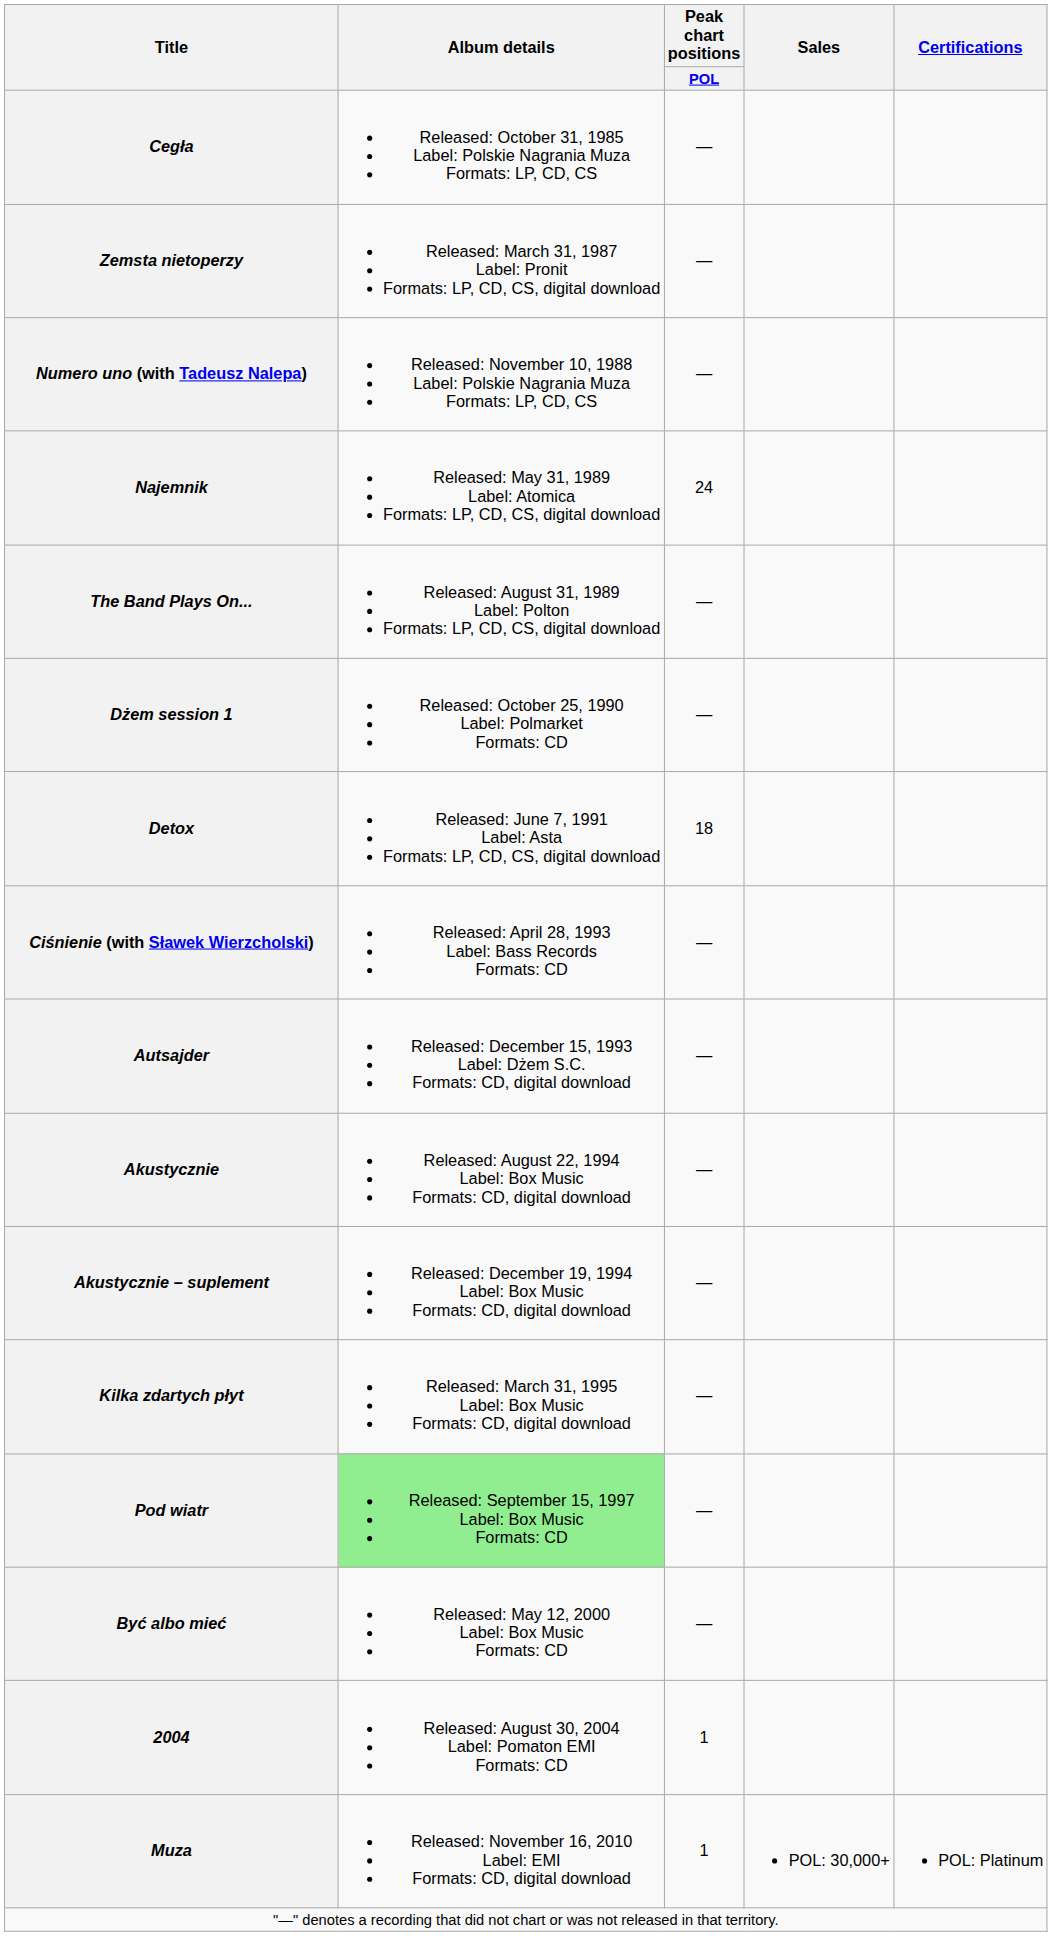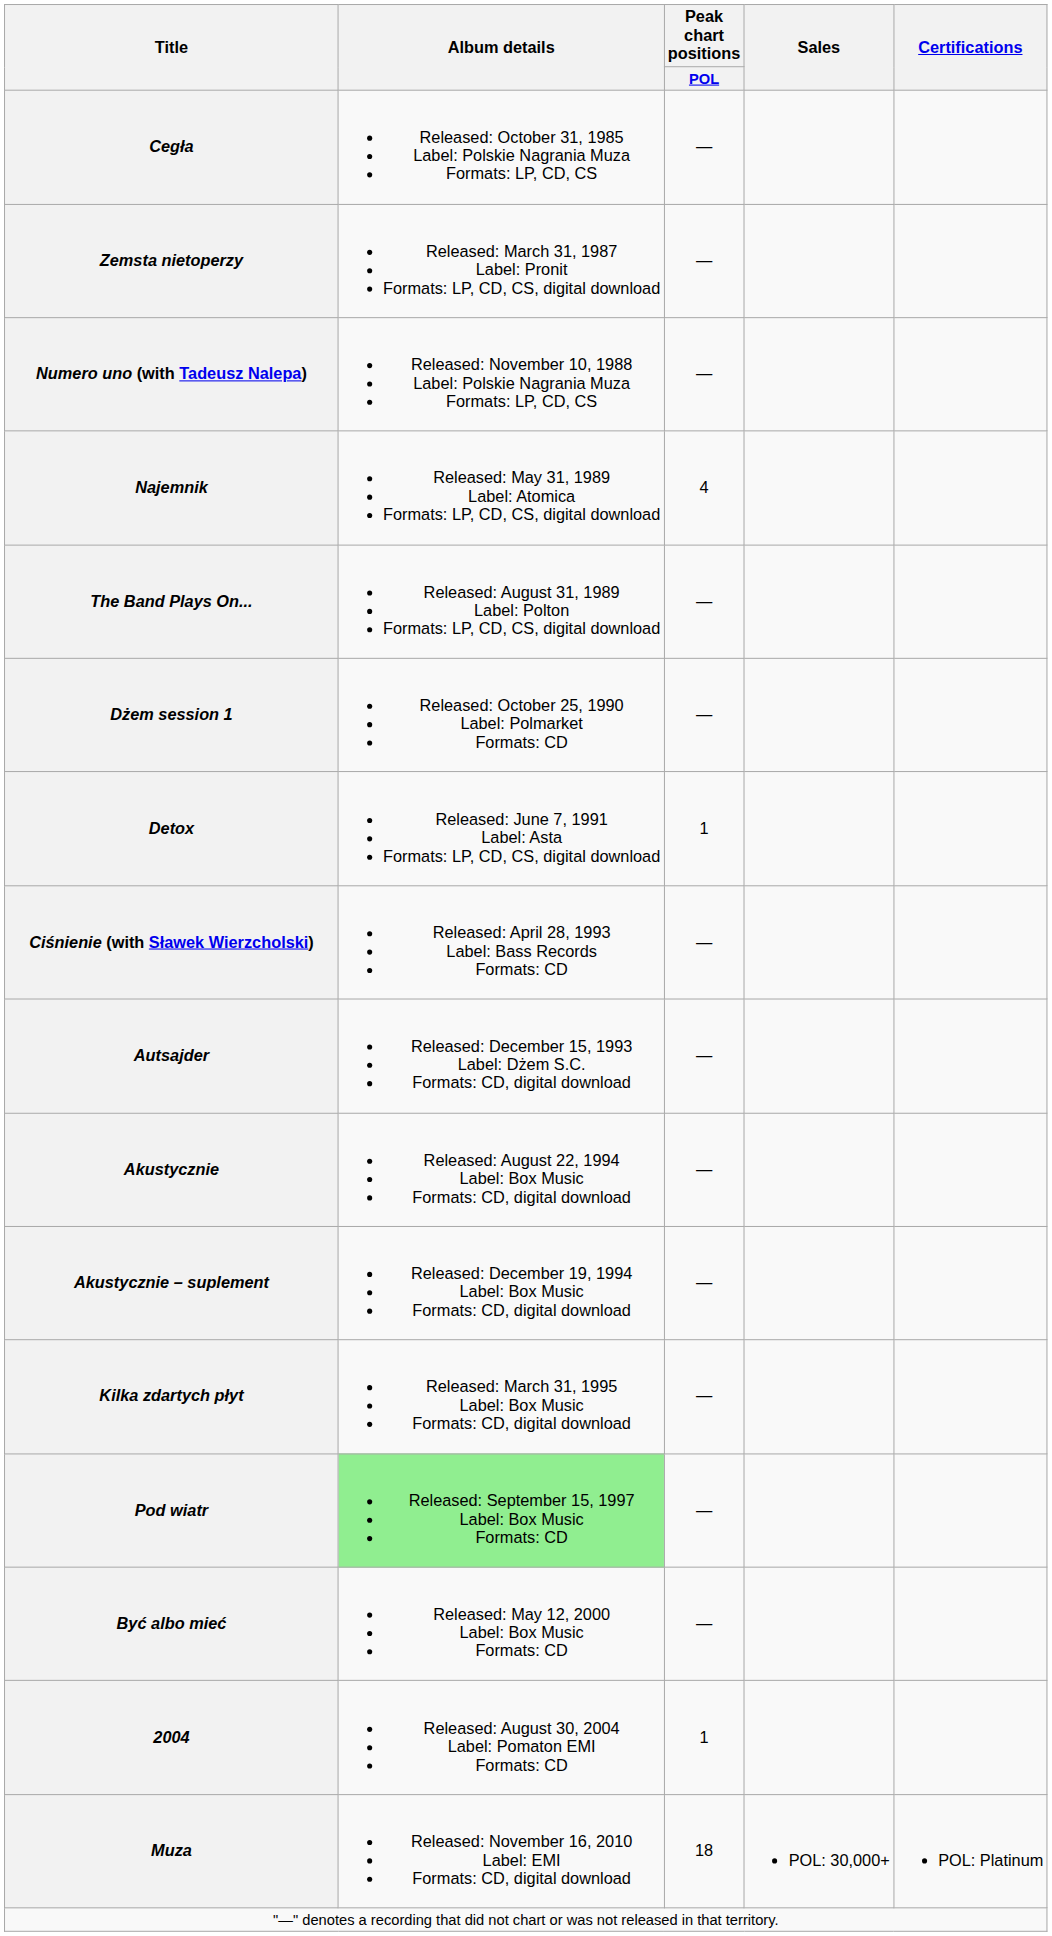(704, 487) 24 -> (704, 487) 4
(704, 828) 18 -> (704, 828) 1
(704, 1851) 1 -> (704, 1851) 18
